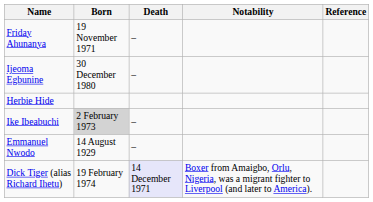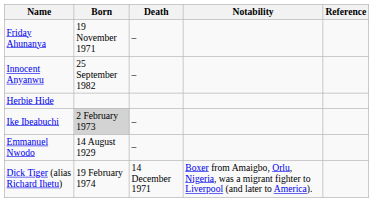+ row: (25, 74)
- row: (25, 74)
(151, 179) lavender background -> (151, 179) no background
